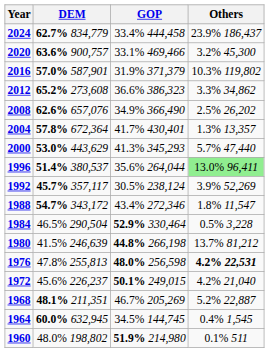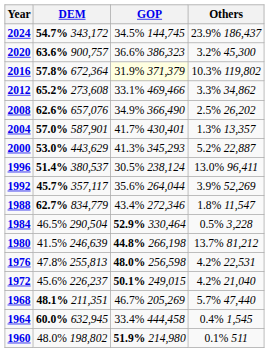(72, 33) 62.7% 834,779 -> (72, 33) 54.7% 343,172
(150, 33) 33.4% 444,458 -> (150, 33) 34.5% 144,745
(150, 52) 33.1% 469,466 -> (150, 52) 36.6% 386,323
(72, 71) 57.0% 587,901 -> (72, 71) 57.8% 672,364
(150, 71) no background -> (150, 71) lightyellow background
(150, 90) 36.6% 386,323 -> (150, 90) 33.1% 469,466
(72, 128) 57.8% 672,364 -> (72, 128) 57.0% 587,901
(226, 147) 5.7% 47,440 -> (226, 147) 5.2% 22,887
(150, 166) 35.6% 264,044 -> (150, 166) 30.5% 238,124
(226, 166) lightgreen background -> (226, 166) no background
(150, 185) 30.5% 238,124 -> (150, 185) 35.6% 264,044
(72, 205) 54.7% 343,172 -> (72, 205) 62.7% 834,779
(226, 262) bold -> (226, 262) normal
(226, 300) 5.2% 22,887 -> (226, 300) 5.7% 47,440
(150, 319) 34.5% 144,745 -> (150, 319) 33.4% 444,458
